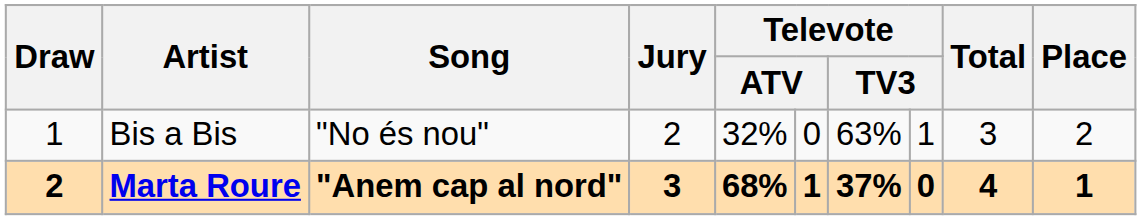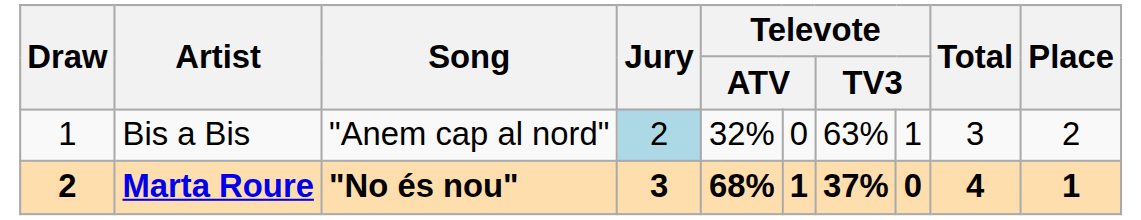(402, 134) "No és nou" -> (469, 134) "Anem cap al nord"
(672, 134) no background -> (659, 134) lightblue background
(469, 186) "Anem cap al nord" -> (424, 186) "No és nou"
